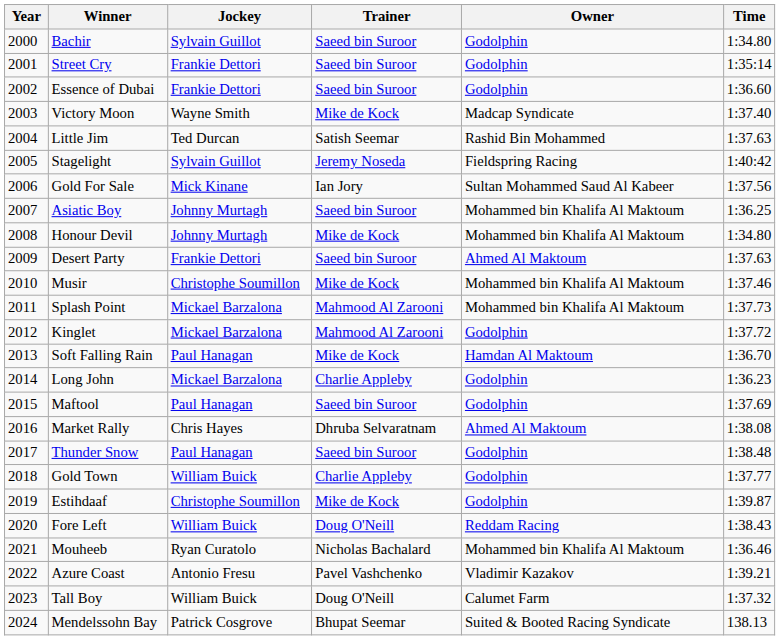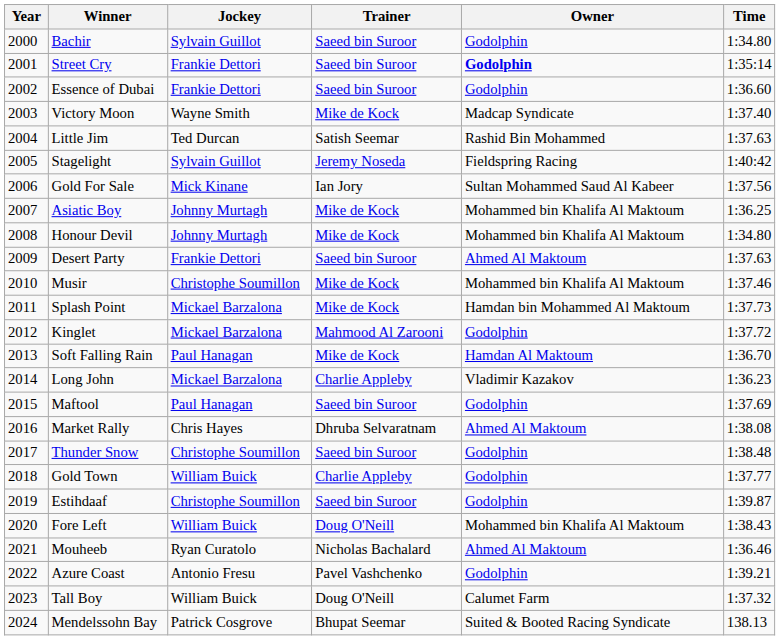(496, 65) normal -> (498, 65) bold
(366, 210) Saeed bin Suroor -> (357, 210) Mike de Kock
(379, 307) Mahmood Al Zarooni -> (357, 307) Mike de Kock
(575, 307) Mohammed bin Khalifa Al Maktoum -> (577, 307) Hamdan bin Mohammed Al Maktoum
(496, 380) Godolphin -> (519, 380) Vladimir Kazakov
(212, 453) Paul Hanagan -> (235, 453) Christophe Soumillon
(357, 501) Mike de Kock -> (366, 501) Saeed bin Suroor
(512, 525) Reddam Racing -> (575, 525) Mohammed bin Khalifa Al Maktoum
(575, 549) Mohammed bin Khalifa Al Maktoum -> (526, 549) Ahmed Al Maktoum
(519, 574) Vladimir Kazakov -> (496, 574) Godolphin
